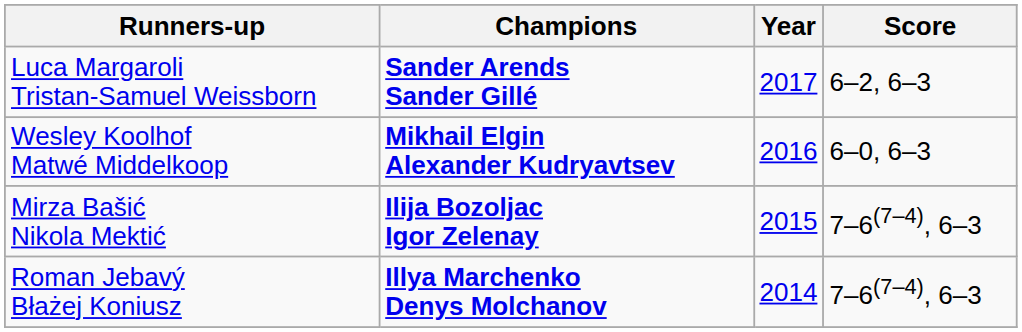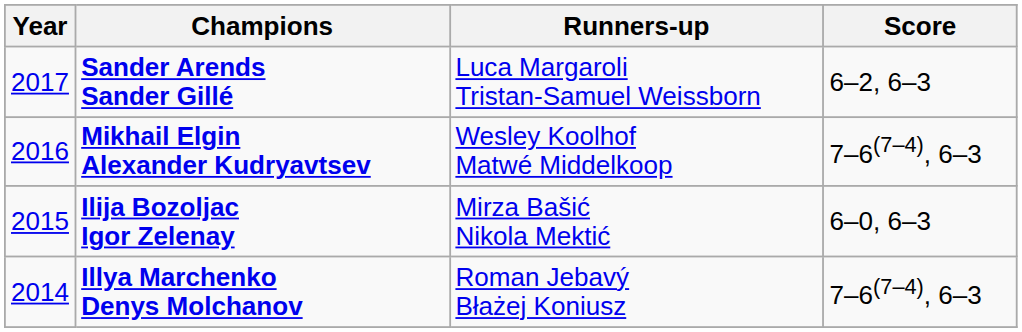columns swapped: (788, 26) <-> (192, 26)
(880, 152) 6–0, 6–3 -> (906, 152) 7–6(7–4), 6–3
(906, 222) 7–6(7–4), 6–3 -> (880, 222) 6–0, 6–3
